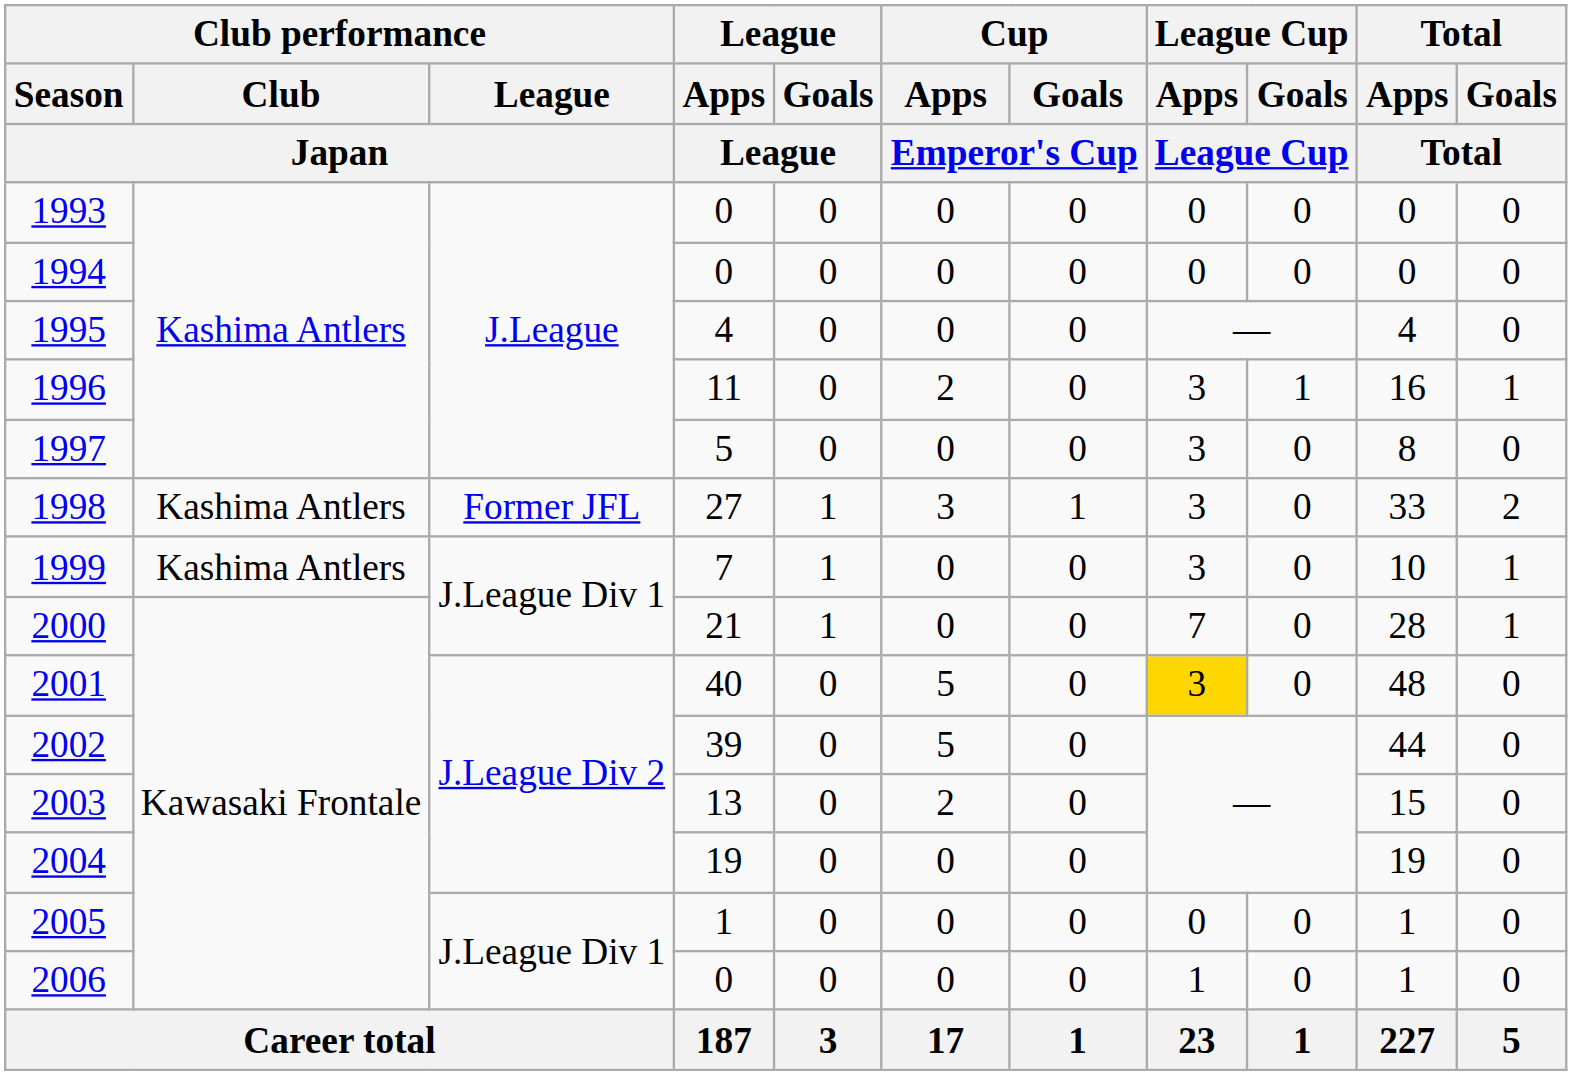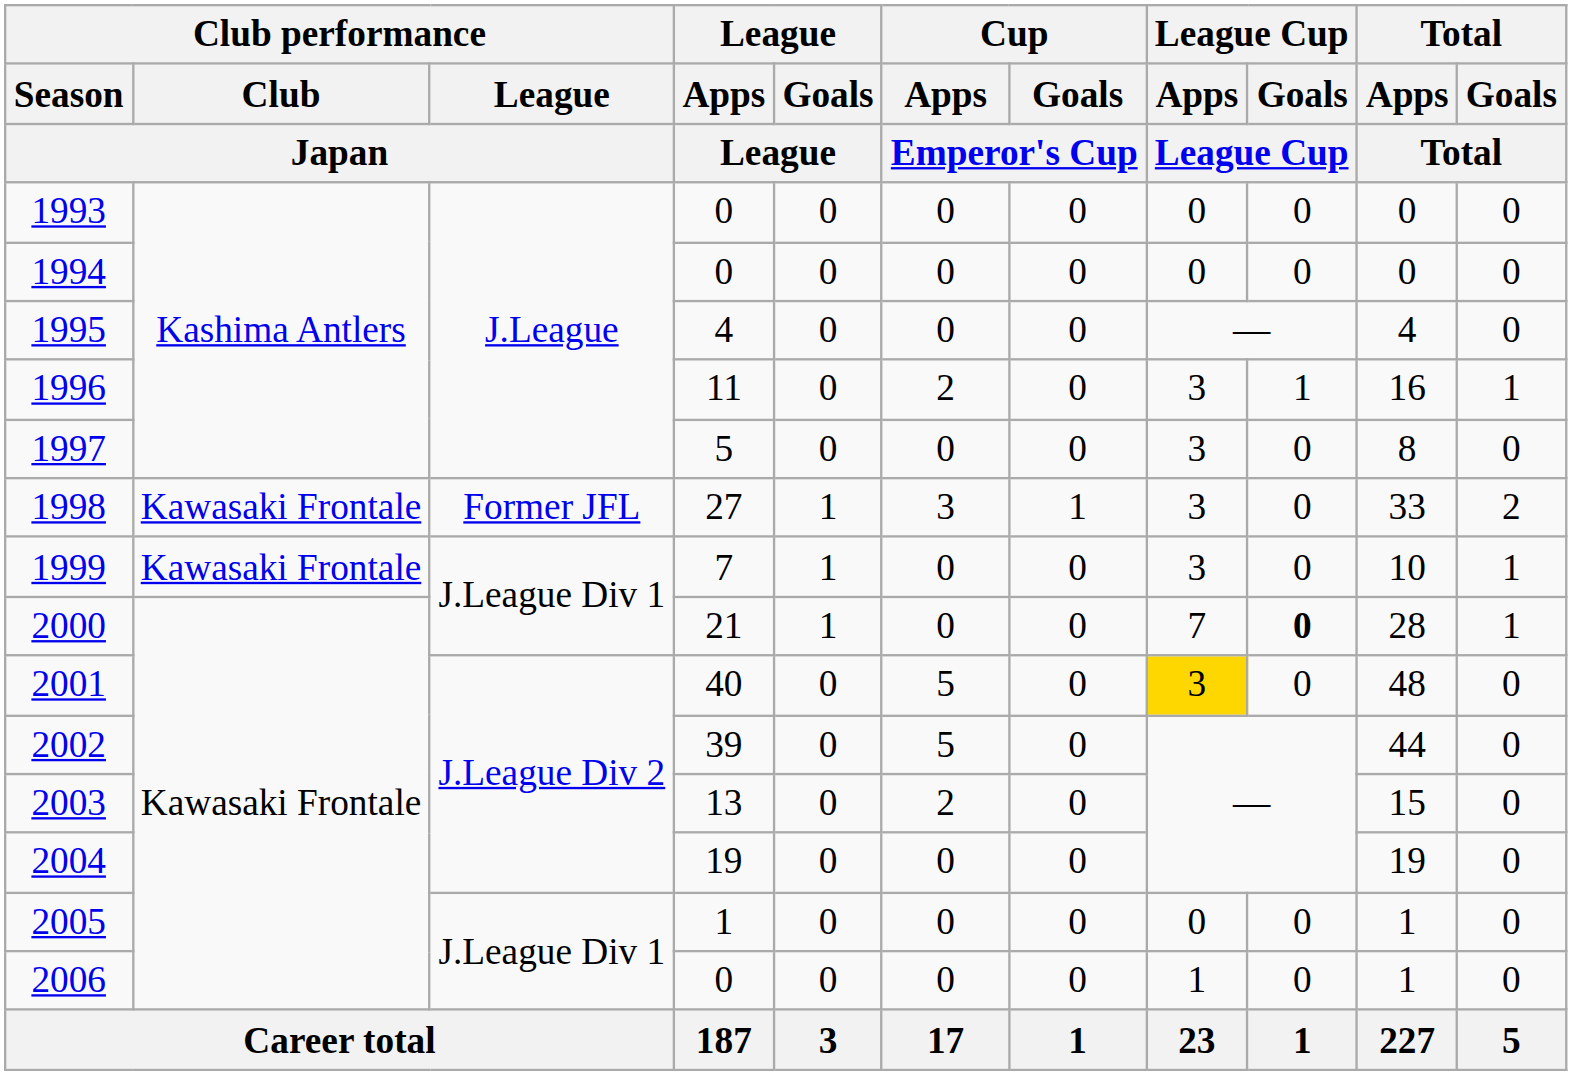(281, 507) Kashima Antlers -> (281, 507) Kawasaki Frontale
(281, 566) Kashima Antlers -> (281, 566) Kawasaki Frontale
(1302, 625) normal -> (1302, 625) bold
